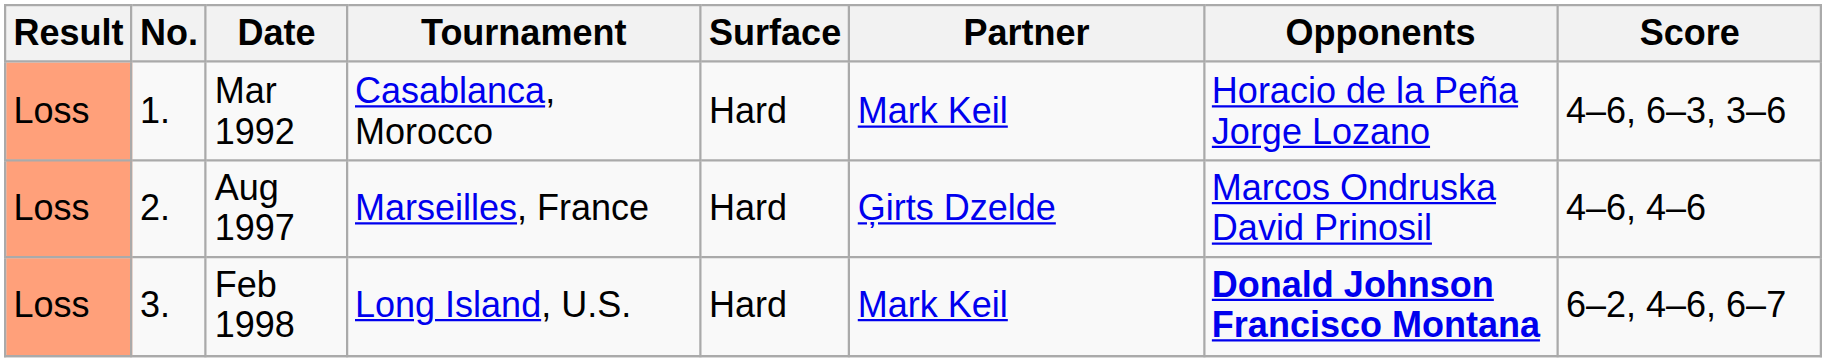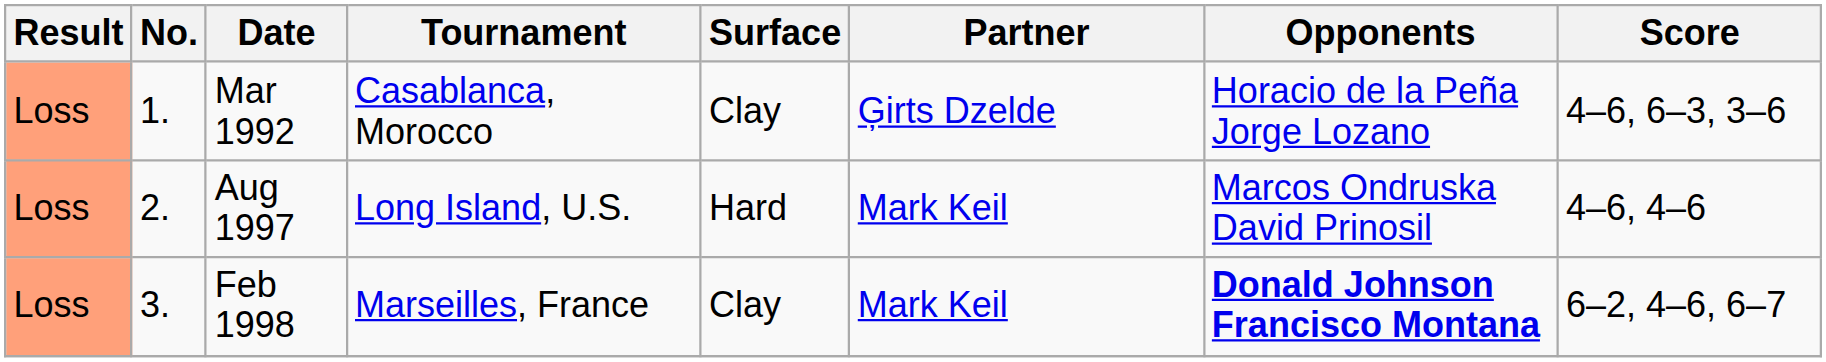(748, 110) Hard -> (745, 110) Clay
(933, 110) Mark Keil -> (957, 110) Ģirts Dzelde
(502, 207) Marseilles, France -> (493, 207) Long Island, U.S.
(957, 207) Ģirts Dzelde -> (933, 207) Mark Keil
(493, 305) Long Island, U.S. -> (502, 305) Marseilles, France
(748, 305) Hard -> (745, 305) Clay
